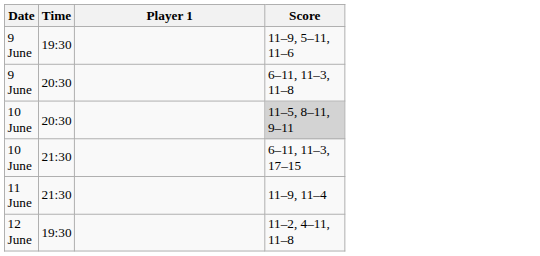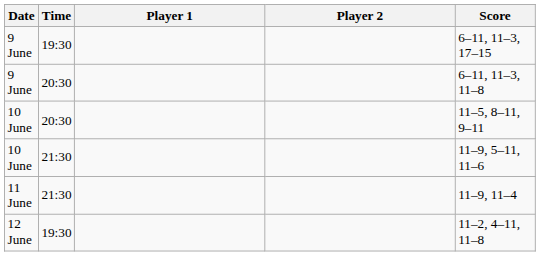+ column: (360, 15)
(299, 45) 11–9, 5–11, 11–6 -> (489, 45) 6–11, 11–3, 17–15
(299, 120) lightgrey background -> (489, 120) no background
(299, 157) 6–11, 11–3, 17–15 -> (489, 157) 11–9, 5–11, 11–6
